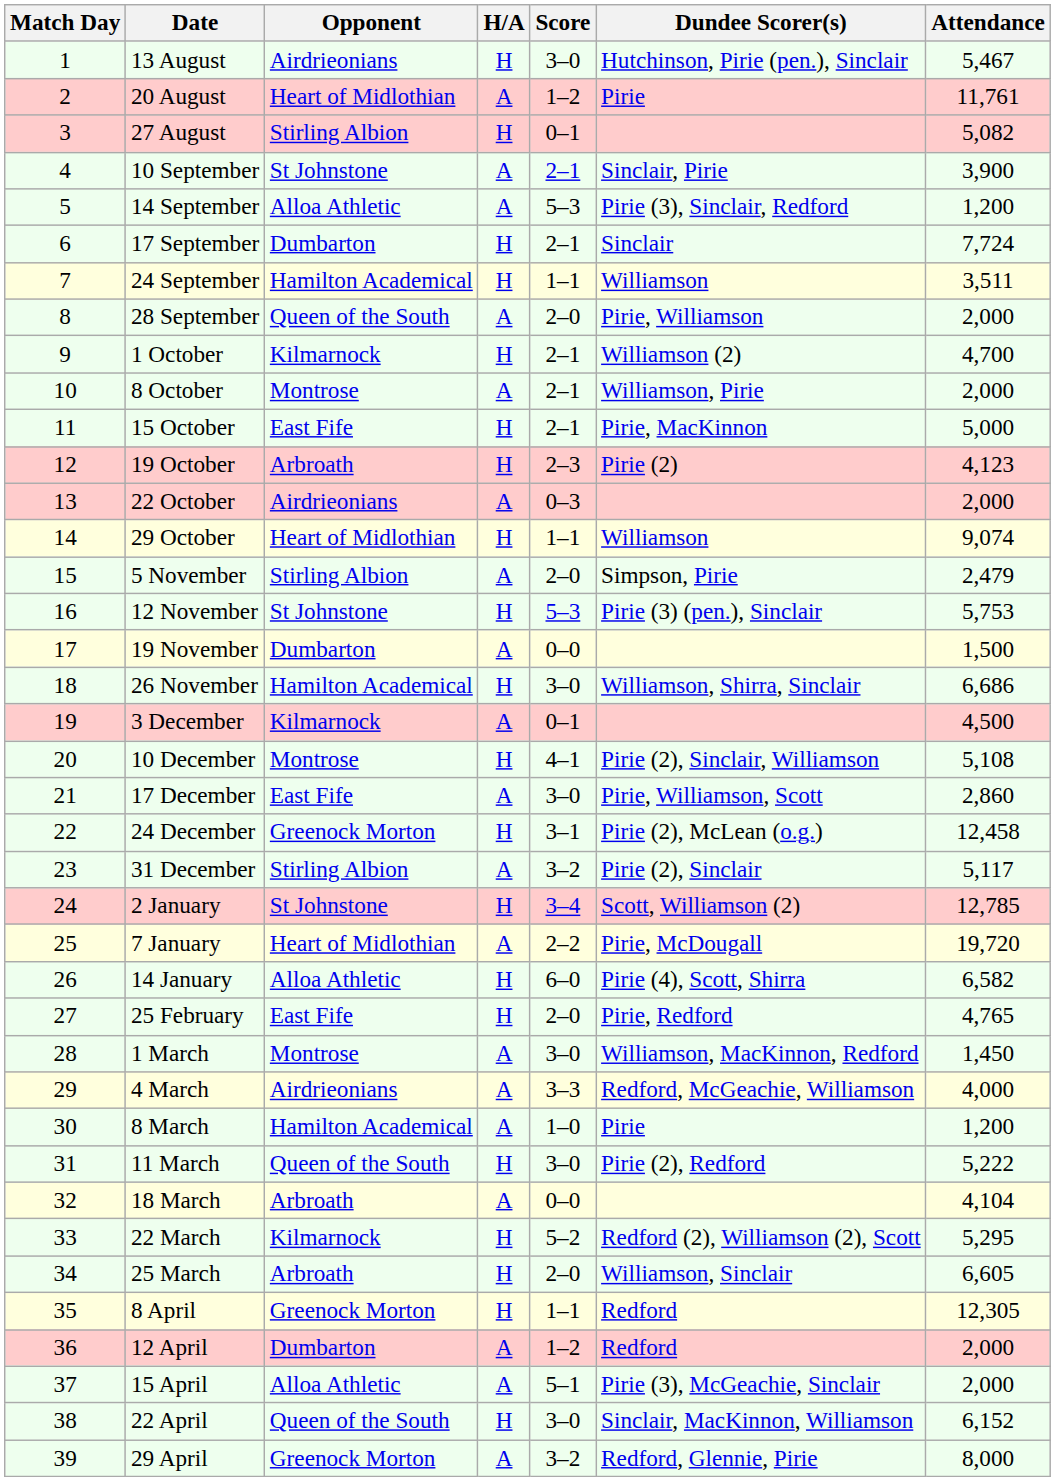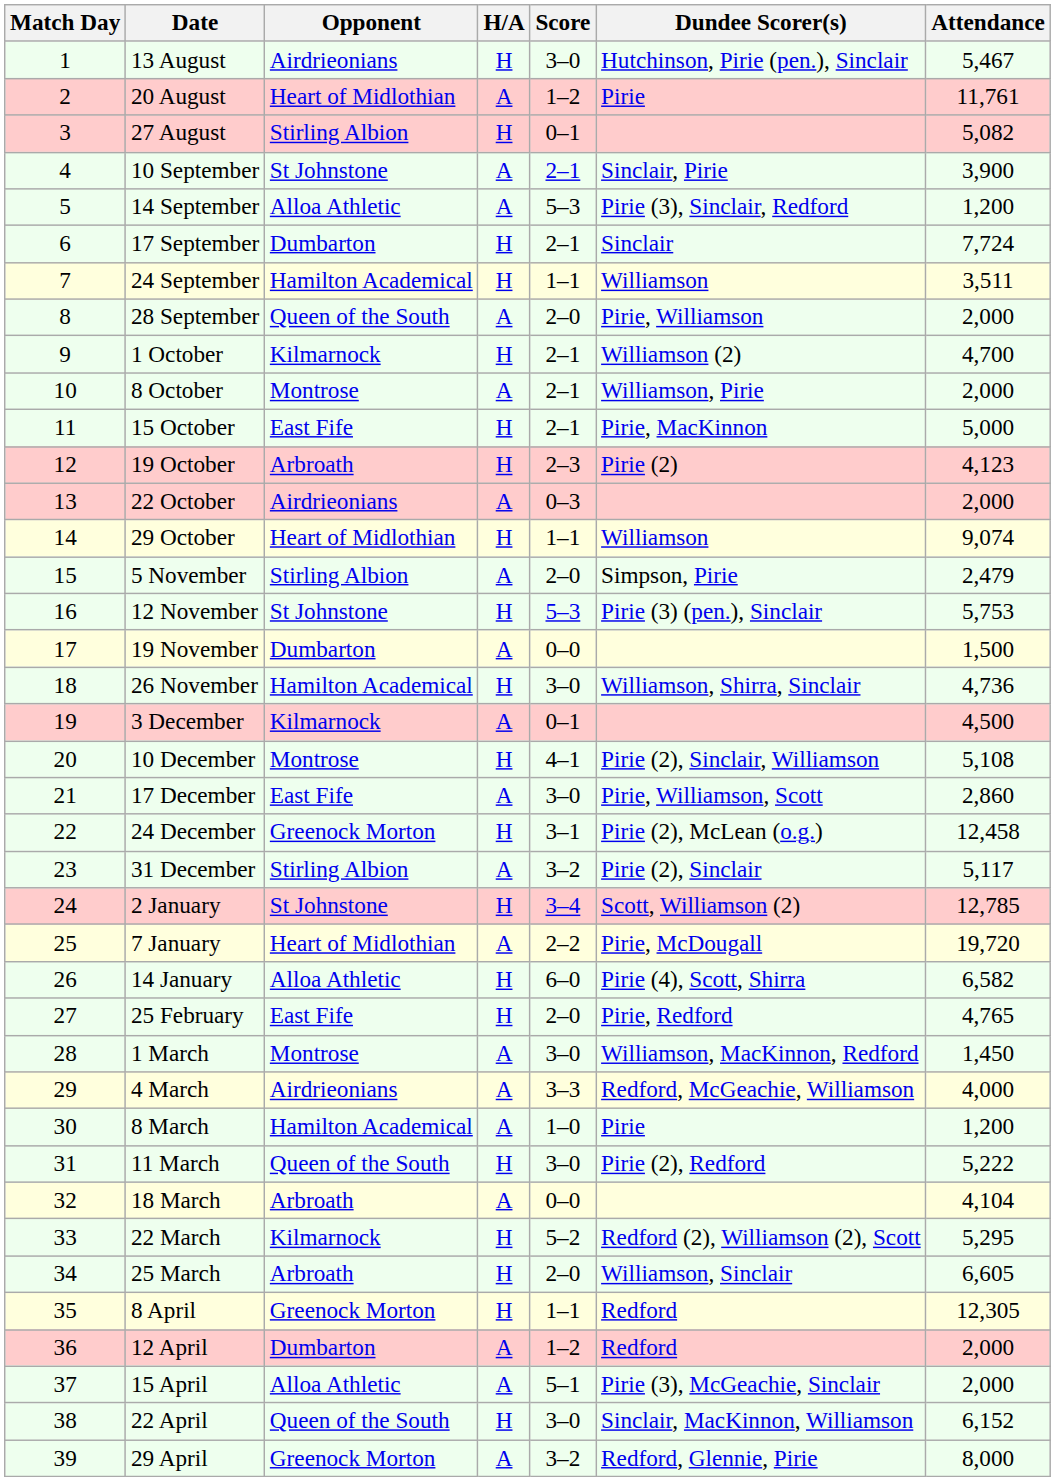(988, 685) 6,686 -> (988, 685) 4,736
